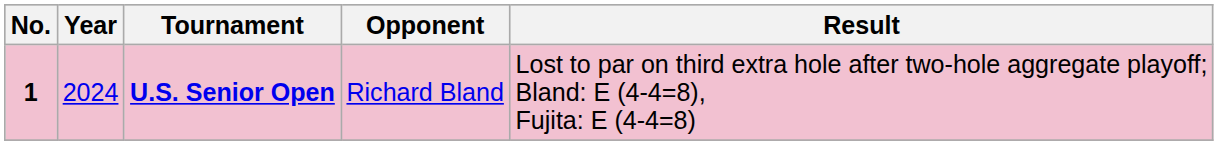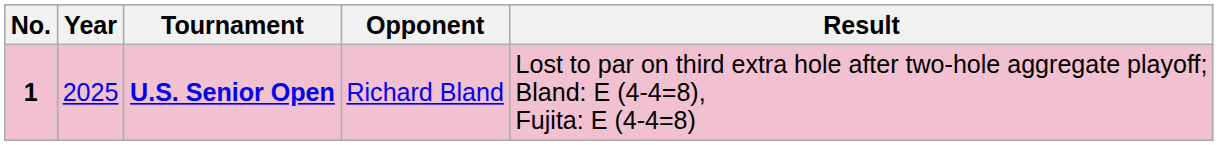(91, 93) 2024 -> (91, 93) 2025
